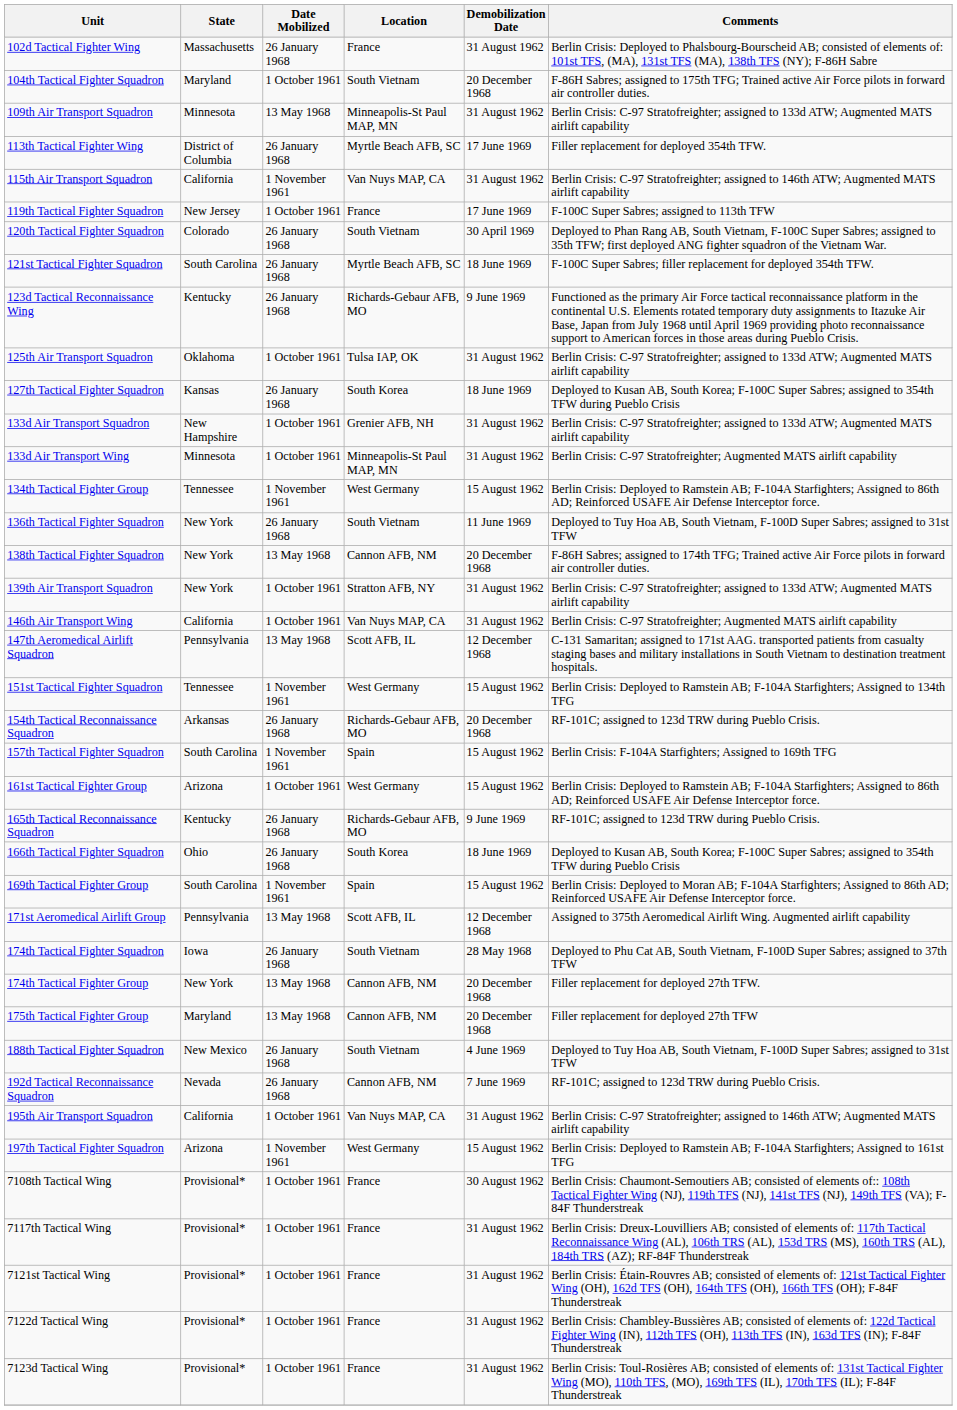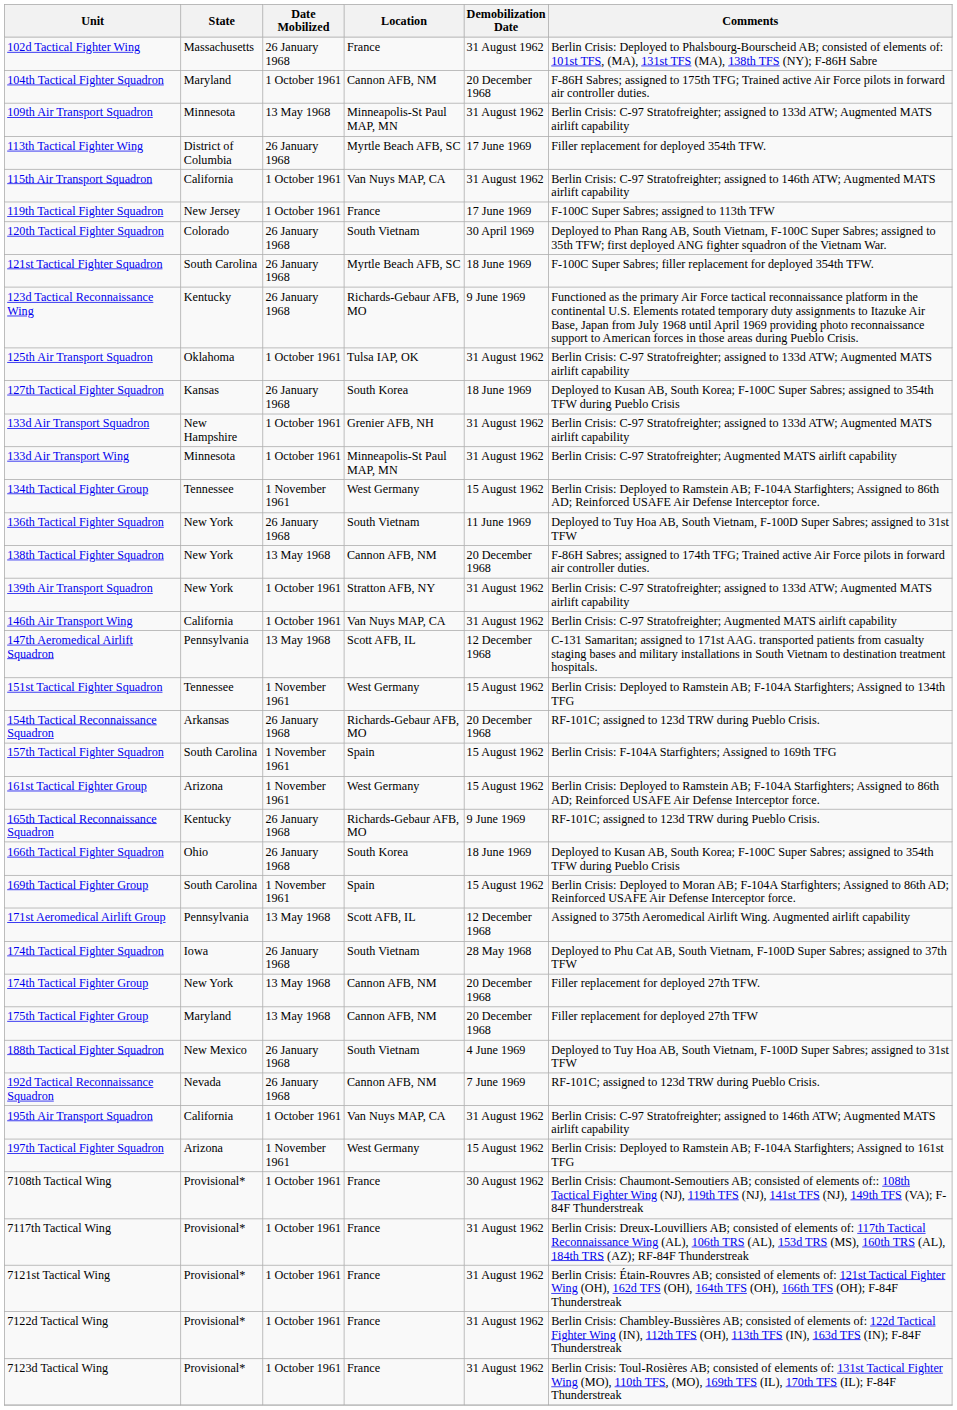(383, 80) South Vietnam -> (392, 80) Cannon AFB, NM
(296, 185) 1 November 1961 -> (303, 178) 1 October 1961
(303, 786) 1 October 1961 -> (296, 792) 1 November 1961
